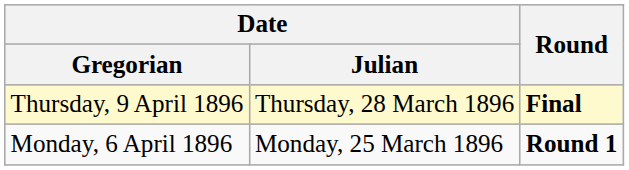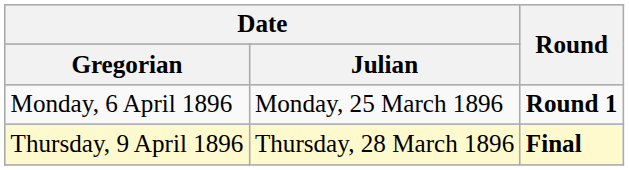rows swapped: (121, 143) <-> (127, 104)
